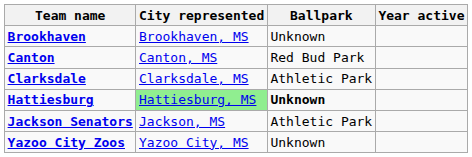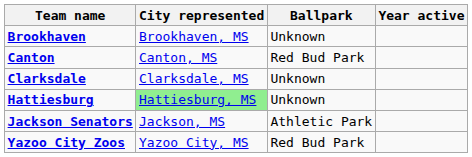(321, 79) Athletic Park -> (298, 79) Unknown
(298, 100) bold -> (298, 100) normal
(298, 142) Unknown -> (317, 142) Red Bud Park
